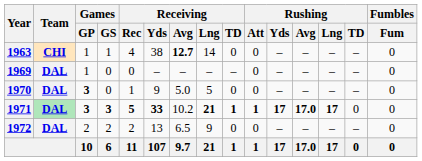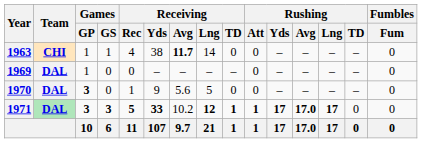(183, 52) 12.7 -> (183, 52) 11.7
(183, 90) 5.0 -> (183, 90) 5.6
(209, 109) 21 -> (209, 109) 12
- row: (19, 128)
